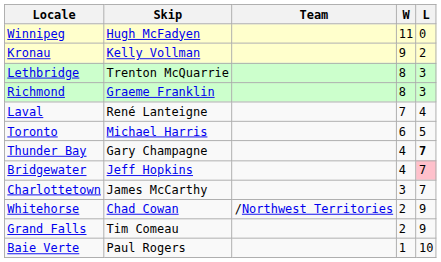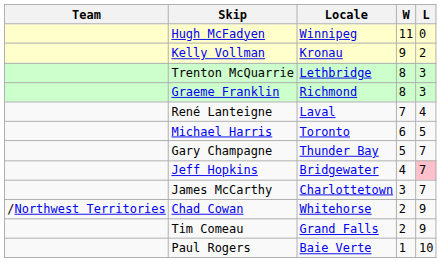columns swapped: (314, 14) <-> (54, 14)
(402, 151) 4 -> (402, 151) 5
(423, 151) bold -> (423, 151) normal
